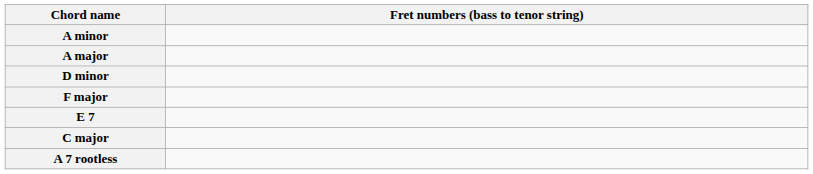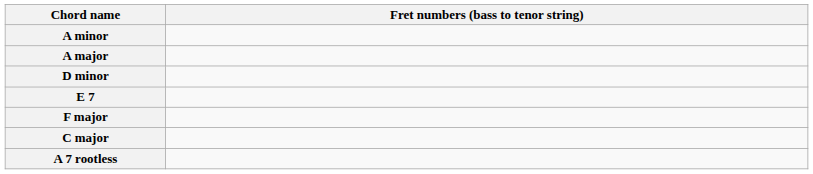rows swapped: (85, 117) <-> (85, 96)
